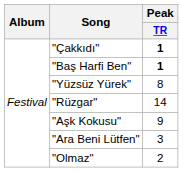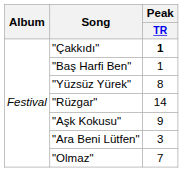(160, 66) bold -> (160, 66) normal
(160, 157) 2 -> (160, 157) 7
